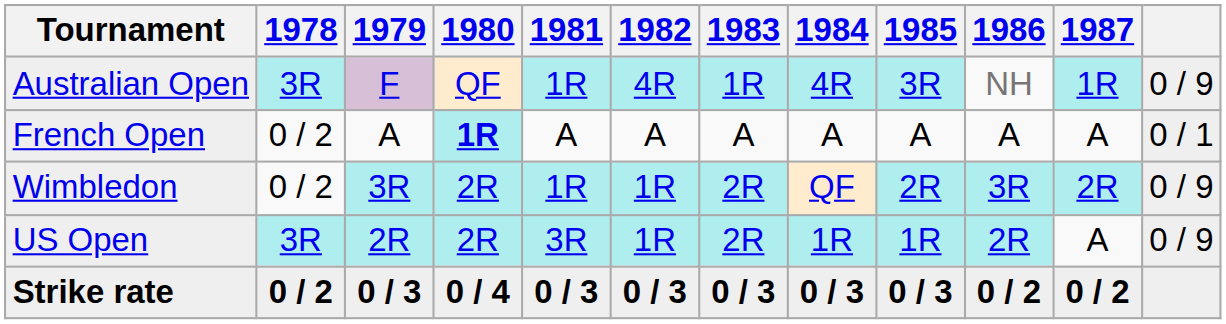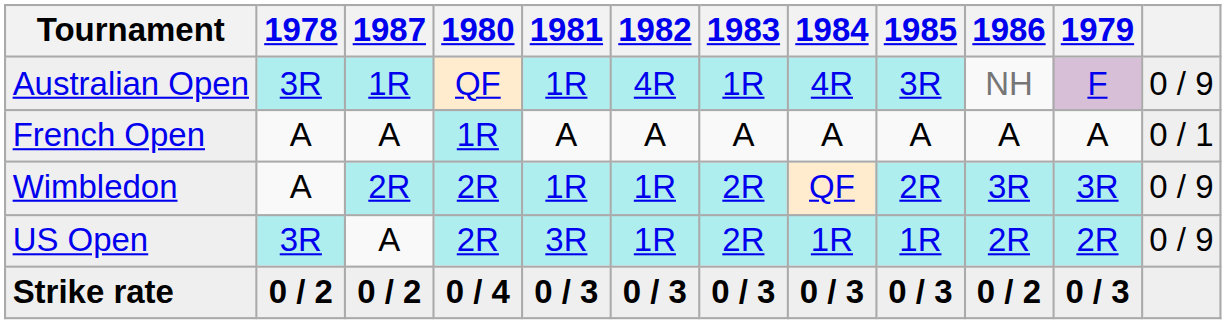columns swapped: (389, 30) <-> (1097, 30)
(301, 135) 0 / 2 -> (301, 135) A
(478, 135) bold -> (478, 135) normal
(301, 187) 0 / 2 -> (301, 187) A
